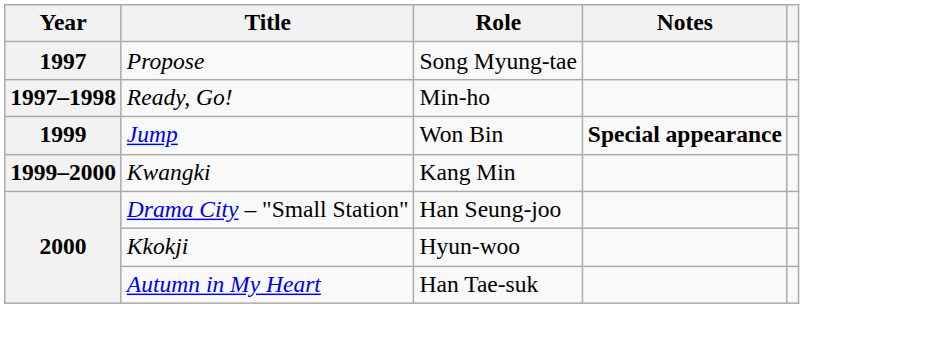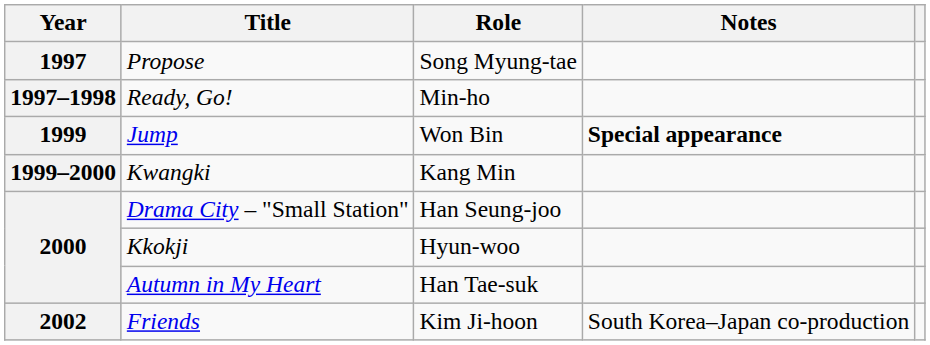+ row: (163, 321)
